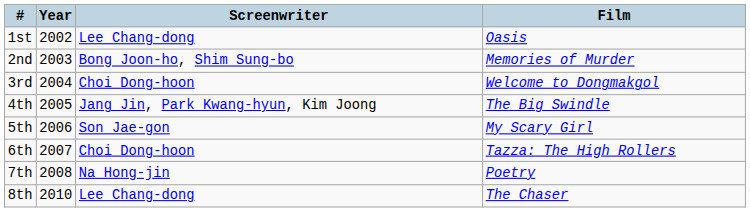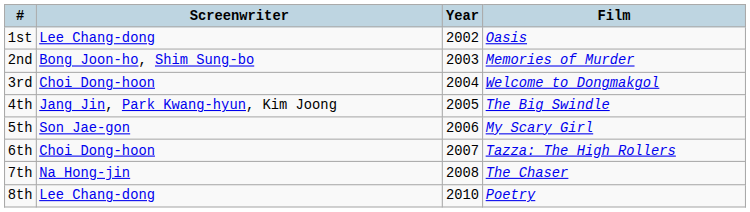columns swapped: (56, 16) <-> (279, 16)
(510, 173) Poetry -> (527, 173) The Chaser
(527, 195) The Chaser -> (510, 195) Poetry
